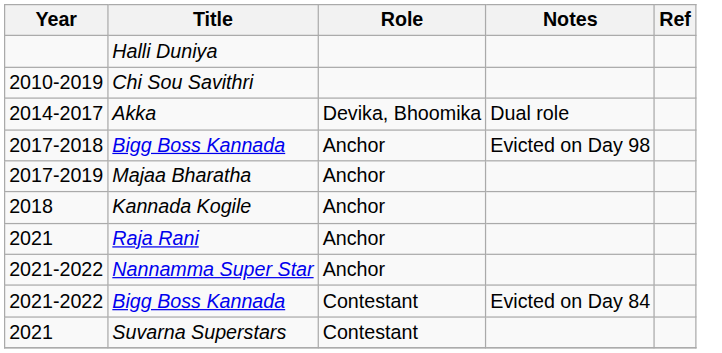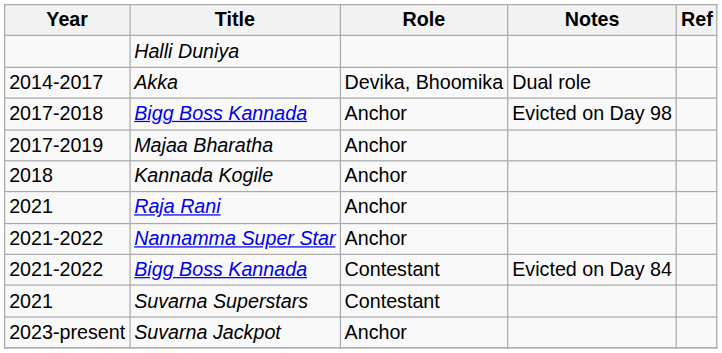- row: (56, 82)
+ row: (67, 332)
